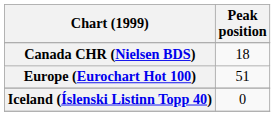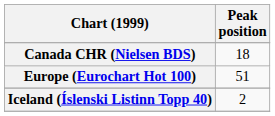(243, 99) 0 -> (243, 99) 2
